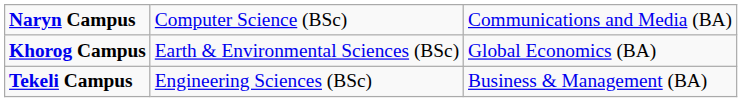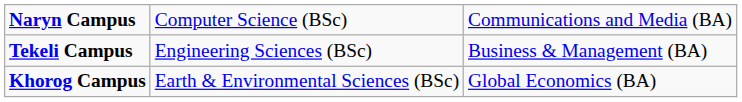rows swapped: (77, 50) <-> (71, 81)
